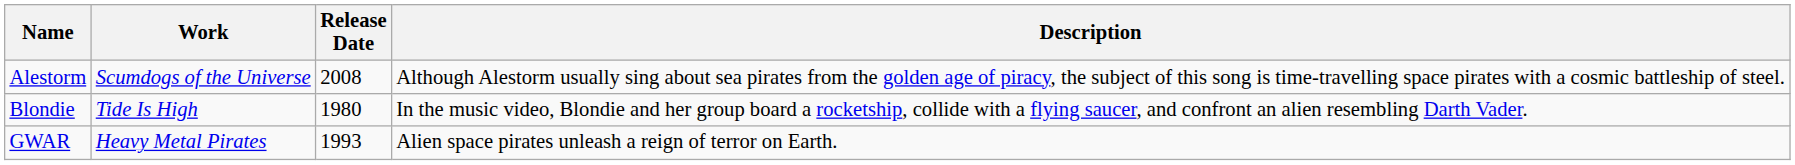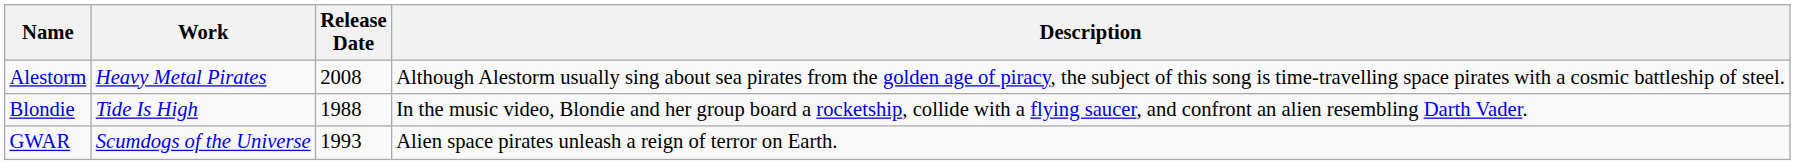(203, 76) Scumdogs of the Universe -> (181, 76) Heavy Metal Pirates
(341, 109) 1980 -> (341, 109) 1988
(181, 142) Heavy Metal Pirates -> (203, 142) Scumdogs of the Universe
